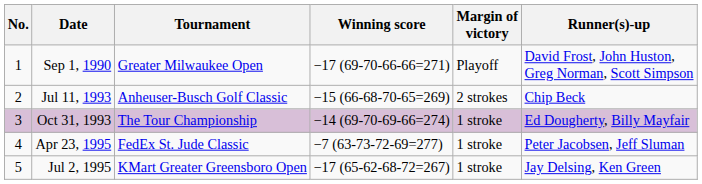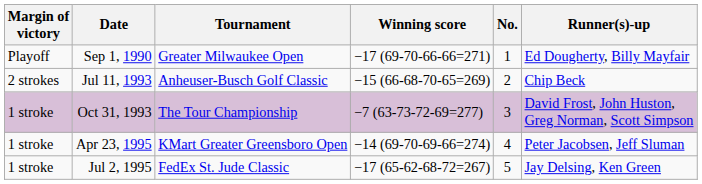columns swapped: (18, 24) <-> (487, 24)
(609, 65) David Frost, John Huston, Greg Norman, Scott Simpson -> (607, 56) Ed Dougherty, Billy Mayfair
(382, 120) −14 (69-70-69-66=274) -> (419, 112) −7 (63-73-72-69=277)
(607, 120) Ed Dougherty, Billy Mayfair -> (609, 112) David Frost, John Huston, Greg Norman, Scott Simpson
(183, 144) FedEx St. Jude Classic -> (253, 144) KMart Greater Greensboro Open
(378, 144) −7 (63-73-72-69=277) -> (422, 144) −14 (69-70-69-66=274)
(212, 168) KMart Greater Greensboro Open -> (224, 168) FedEx St. Jude Classic
